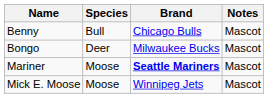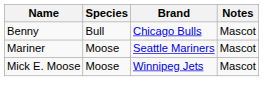- row: (23, 48)
(176, 66) bold -> (174, 48) normal
